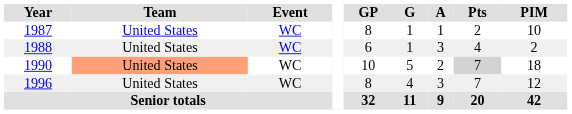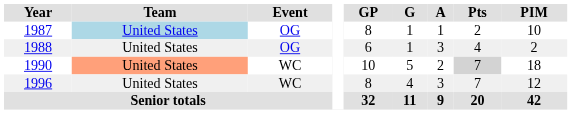(160, 30) no background -> (160, 30) lightblue background
(290, 30) WC -> (290, 30) OG
(290, 48) WC -> (290, 48) OG
